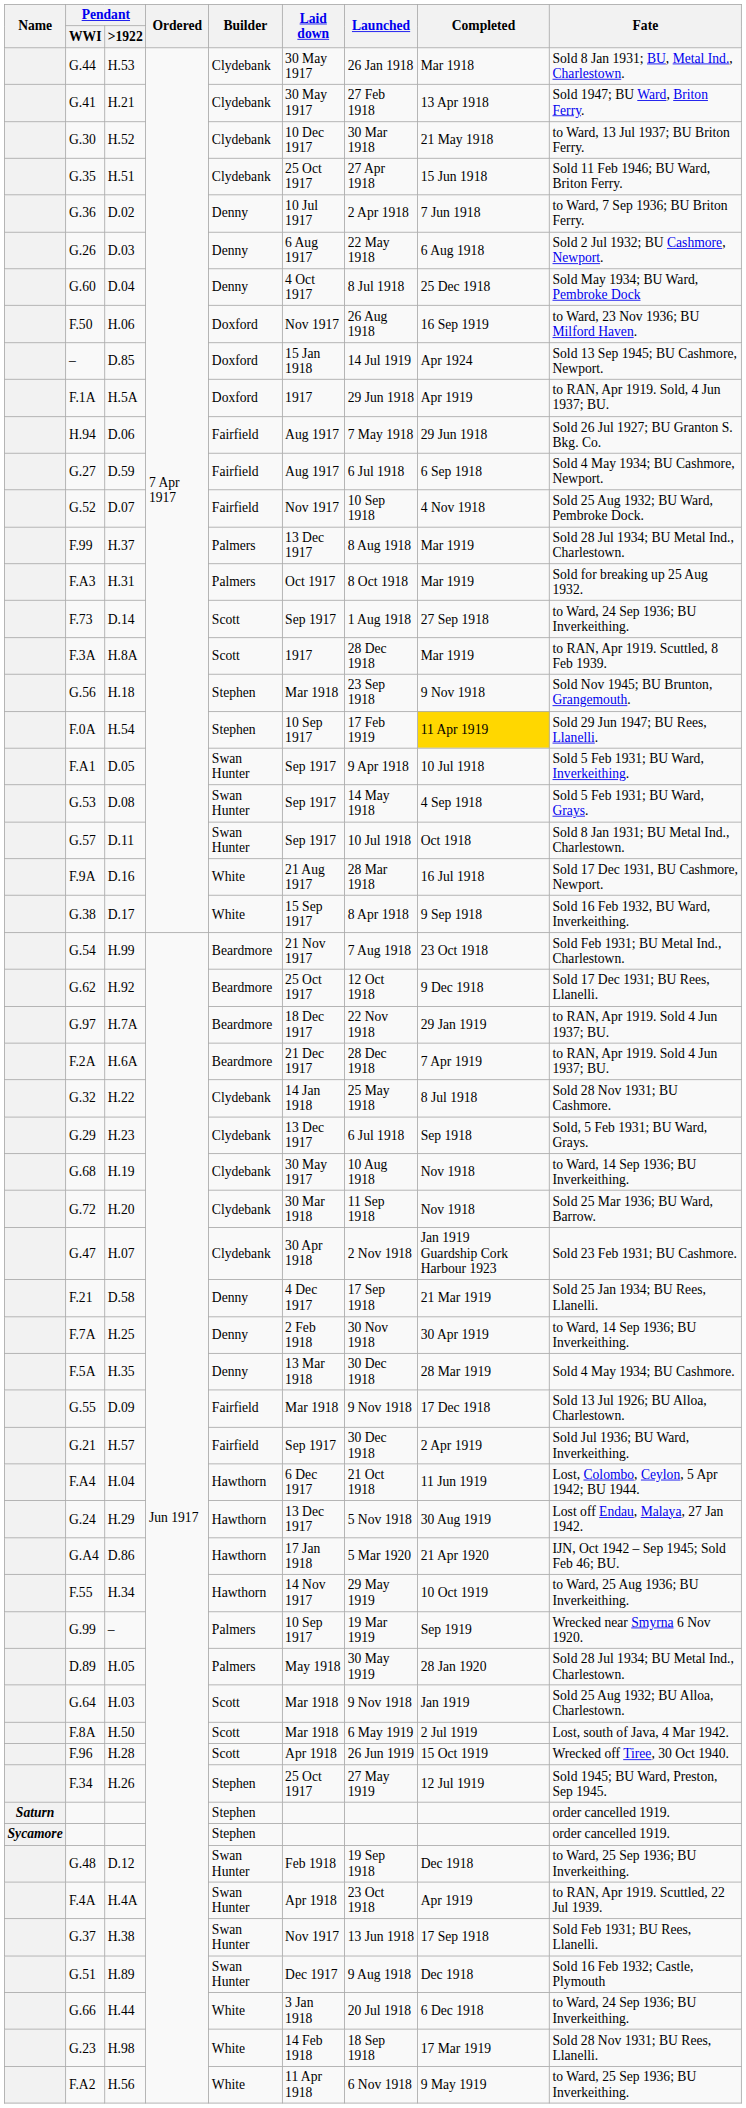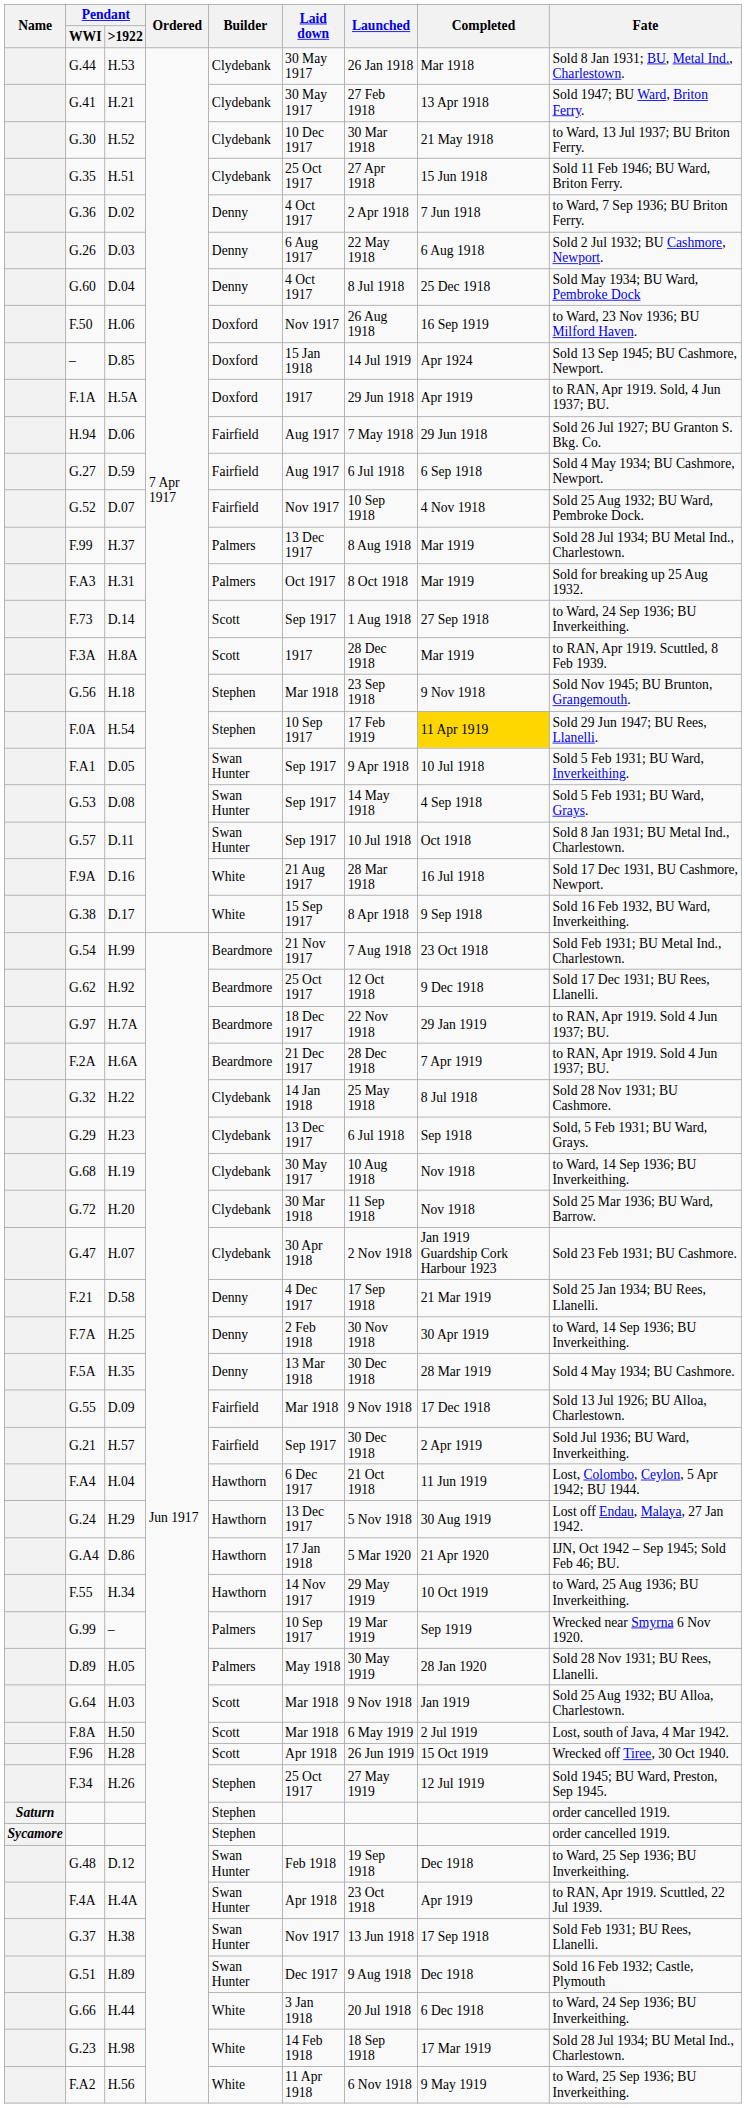(302, 213) 10 Jul 1917 -> (300, 213) 4 Oct 1917
(643, 1666) Sold 28 Jul 1934; BU Metal Ind., Charlestown. -> (632, 1666) Sold 28 Nov 1931; BU Rees, Llanelli.
(632, 2047) Sold 28 Nov 1931; BU Rees, Llanelli. -> (643, 2047) Sold 28 Jul 1934; BU Metal Ind., Charlestown.
